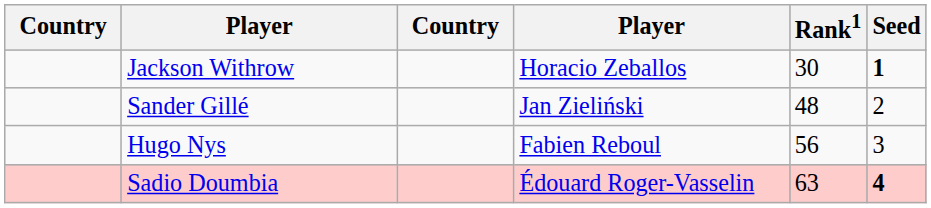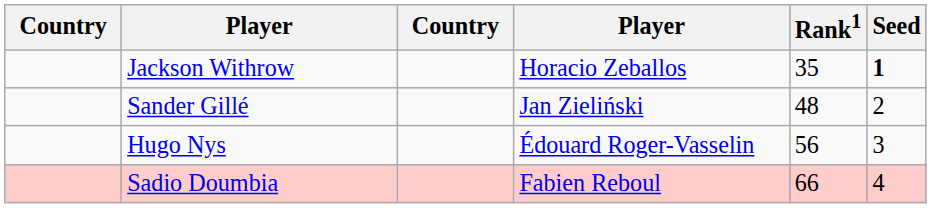(807, 68) 30 -> (807, 68) 35
(590, 145) Fabien Reboul -> (637, 145) Édouard Roger-Vasselin
(637, 183) Édouard Roger-Vasselin -> (590, 183) Fabien Reboul
(807, 183) 63 -> (807, 183) 66
(878, 183) bold -> (878, 183) normal
